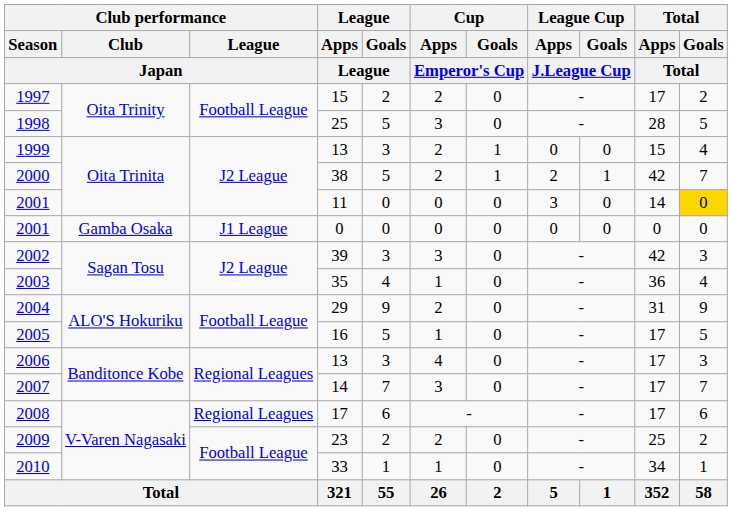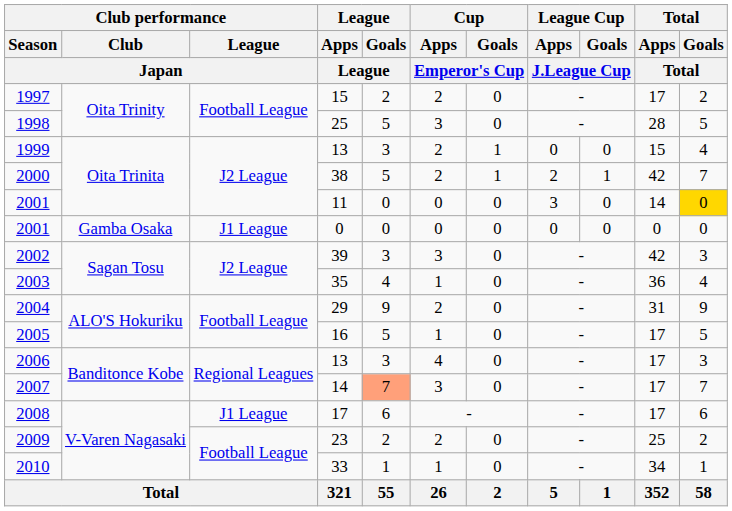(386, 387) no background -> (386, 387) lightsalmon background
(253, 413) Regional Leagues -> (253, 413) J1 League
